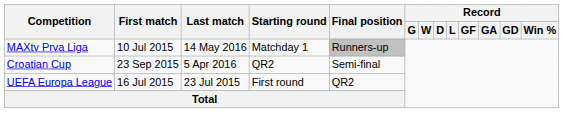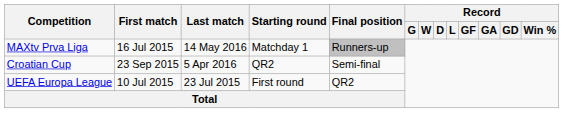(145, 47) 10 Jul 2015 -> (145, 47) 16 Jul 2015
(145, 82) 16 Jul 2015 -> (145, 82) 10 Jul 2015
